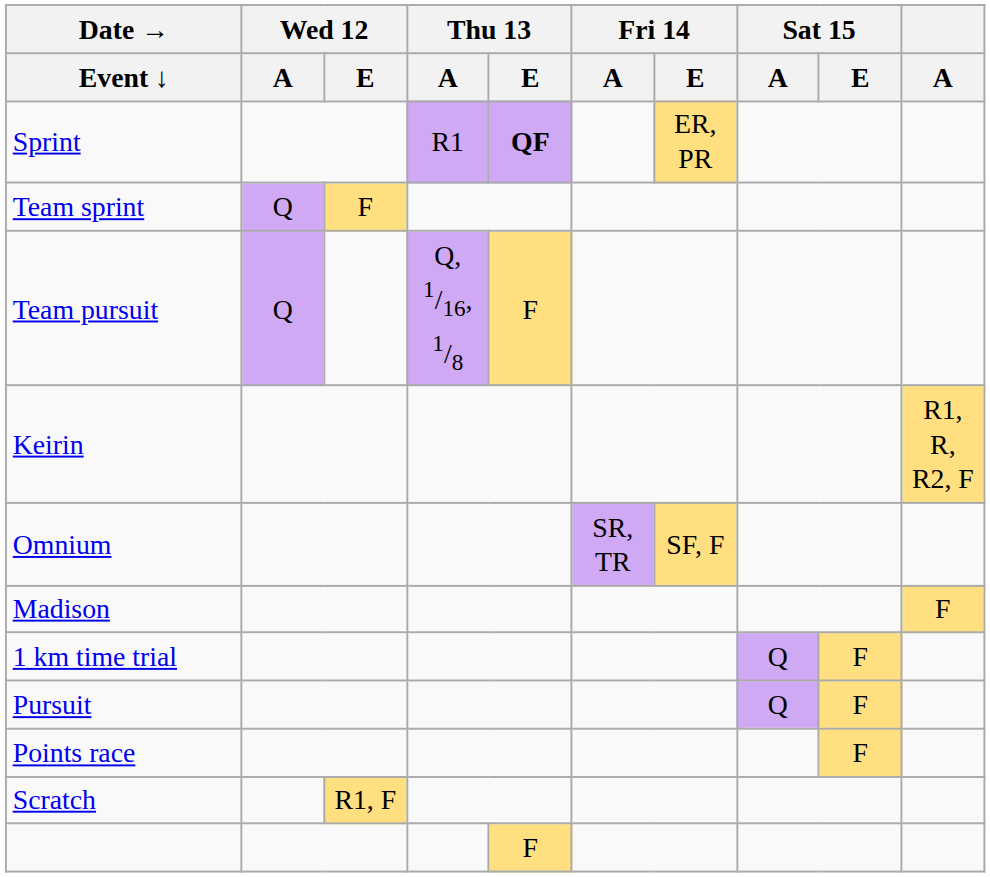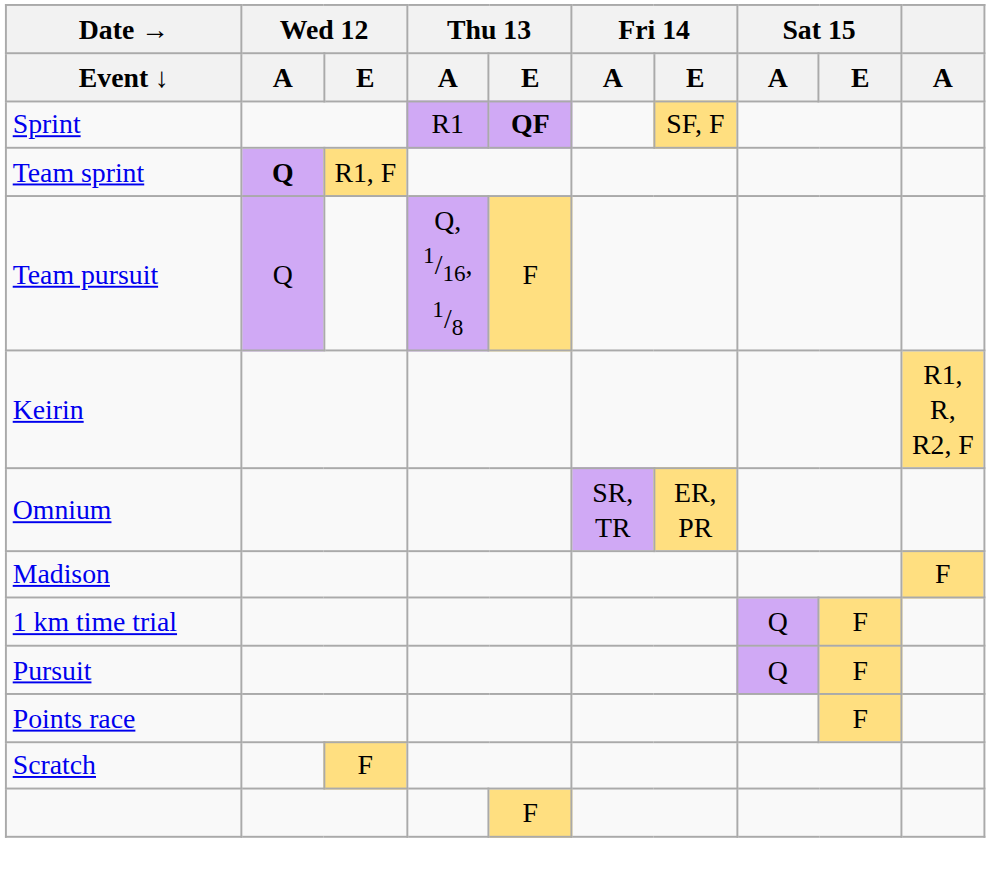(695, 142) ER, PR -> (695, 124) SF, F
(283, 207) normal -> (283, 172) bold
(365, 207) F -> (365, 172) R1, F
(695, 544) SF, F -> (695, 509) ER, PR
(365, 800) R1, F -> (365, 765) F
